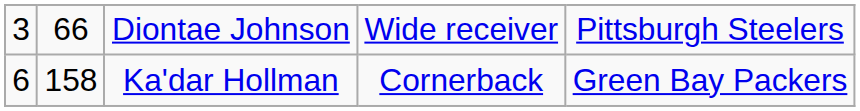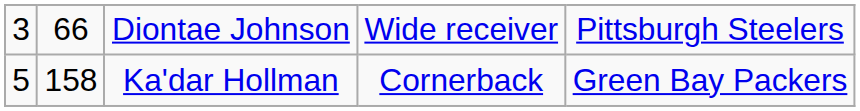(21, 79) 6 -> (21, 79) 5
